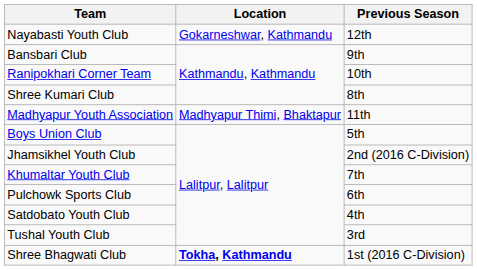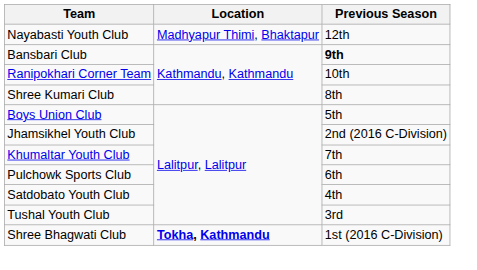(256, 34) Gokarneshwar, Kathmandu -> (238, 34) Madhyapur Thimi, Bhaktapur
(356, 54) normal -> (334, 54) bold
- row: (90, 114)
